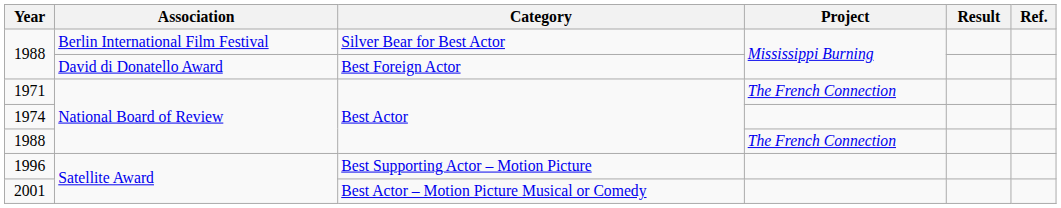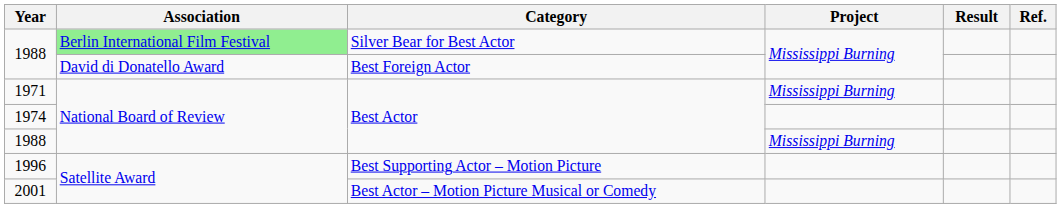(163, 41) no background -> (165, 41) lightgreen background
(822, 91) The French Connection -> (832, 91) Mississippi Burning
(822, 141) The French Connection -> (832, 141) Mississippi Burning
